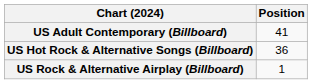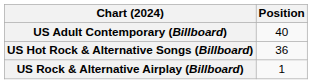(282, 32) 41 -> (282, 32) 40
